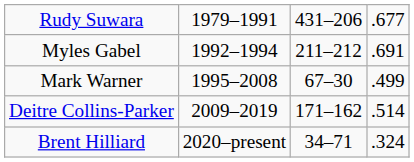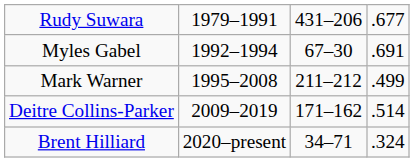(329, 50) 211–212 -> (329, 50) 67–30
(329, 80) 67–30 -> (329, 80) 211–212
